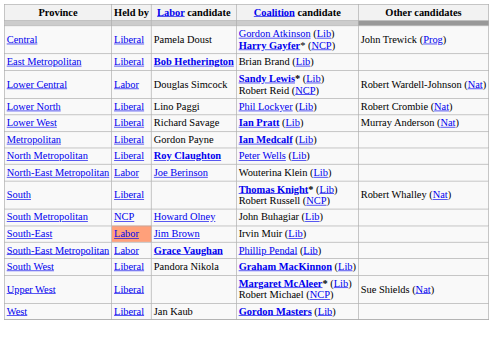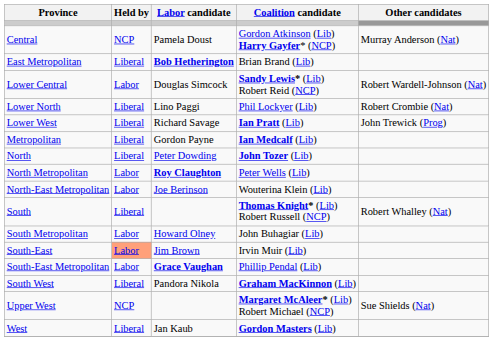(129, 39) Liberal -> (124, 39) NCP
(403, 39) John Trewick (Prog) -> (410, 39) Murray Anderson (Nat)
(410, 123) Murray Anderson (Nat) -> (403, 123) John Trewick (Prog)
+ row: (19, 156)
(129, 156) Liberal -> (126, 172) Labor
(124, 217) NCP -> (126, 234) Labor
(129, 289) Liberal -> (124, 305) NCP
